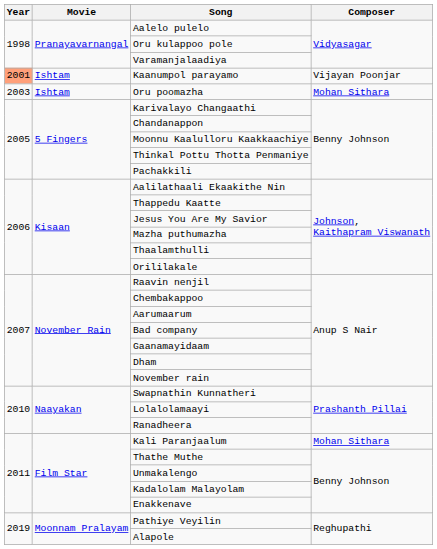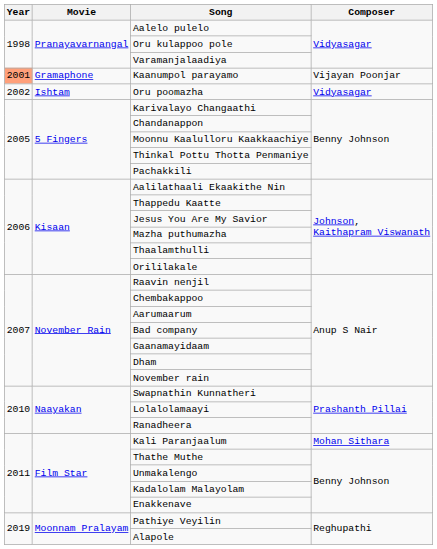(52, 76) Ishtam -> (64, 76) Gramaphone
(18, 92) 2003 -> (18, 92) 2002
(351, 92) Mohan Sithara -> (342, 92) Vidyasagar
